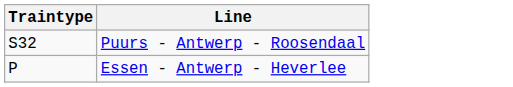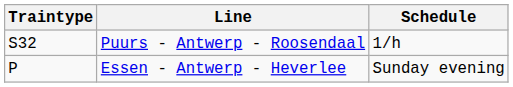+ column: (439, 17)
